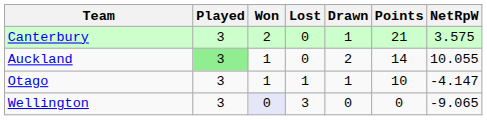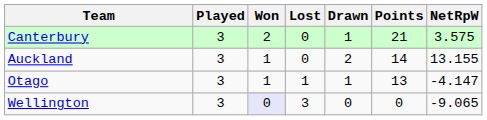(221, 60) lightgreen background -> (221, 60) no background
(454, 60) 10.055 -> (454, 60) 13.155
(399, 82) 10 -> (399, 82) 13
